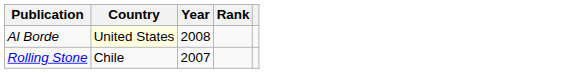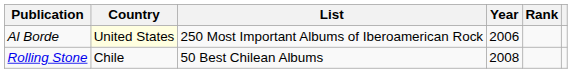+ column: (332, 15)
(195, 36) 2008 -> (504, 36) 2006
(195, 57) 2007 -> (504, 57) 2008
